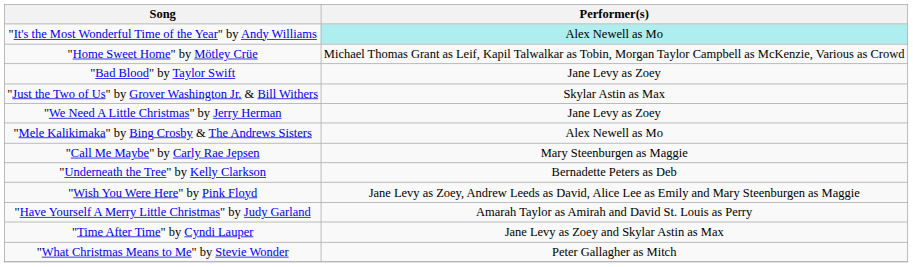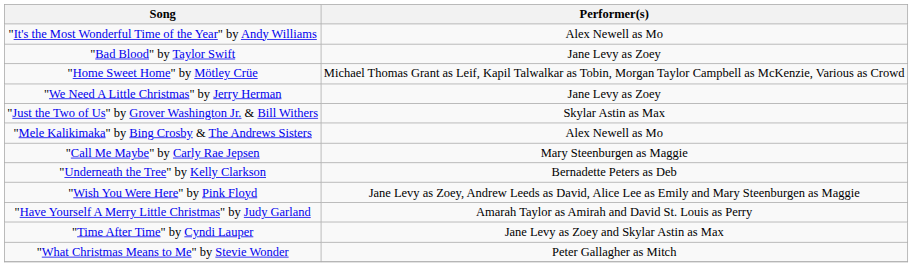(614, 34) paleturquoise background -> (614, 34) no background
rows swapped: (163, 73) <-> (163, 53)
rows swapped: (163, 93) <-> (163, 113)
